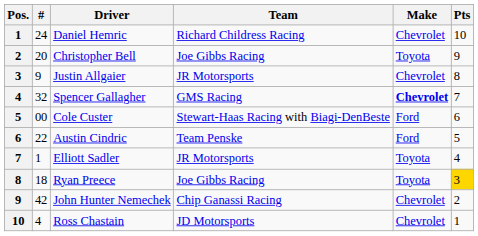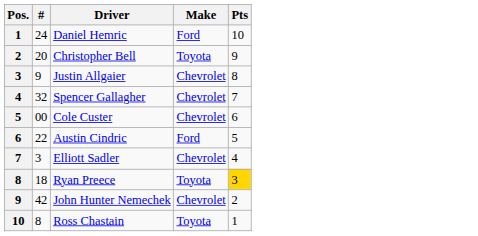- column: (283, 14)
(420, 35) Chevrolet -> (188, 35) Ford
(422, 97) bold -> (201, 97) normal
(407, 117) Ford -> (201, 117) Chevrolet
(38, 158) 1 -> (38, 158) 3
(413, 158) Toyota -> (201, 158) Chevrolet
(38, 220) 4 -> (38, 220) 8
(420, 220) Chevrolet -> (194, 220) Toyota
